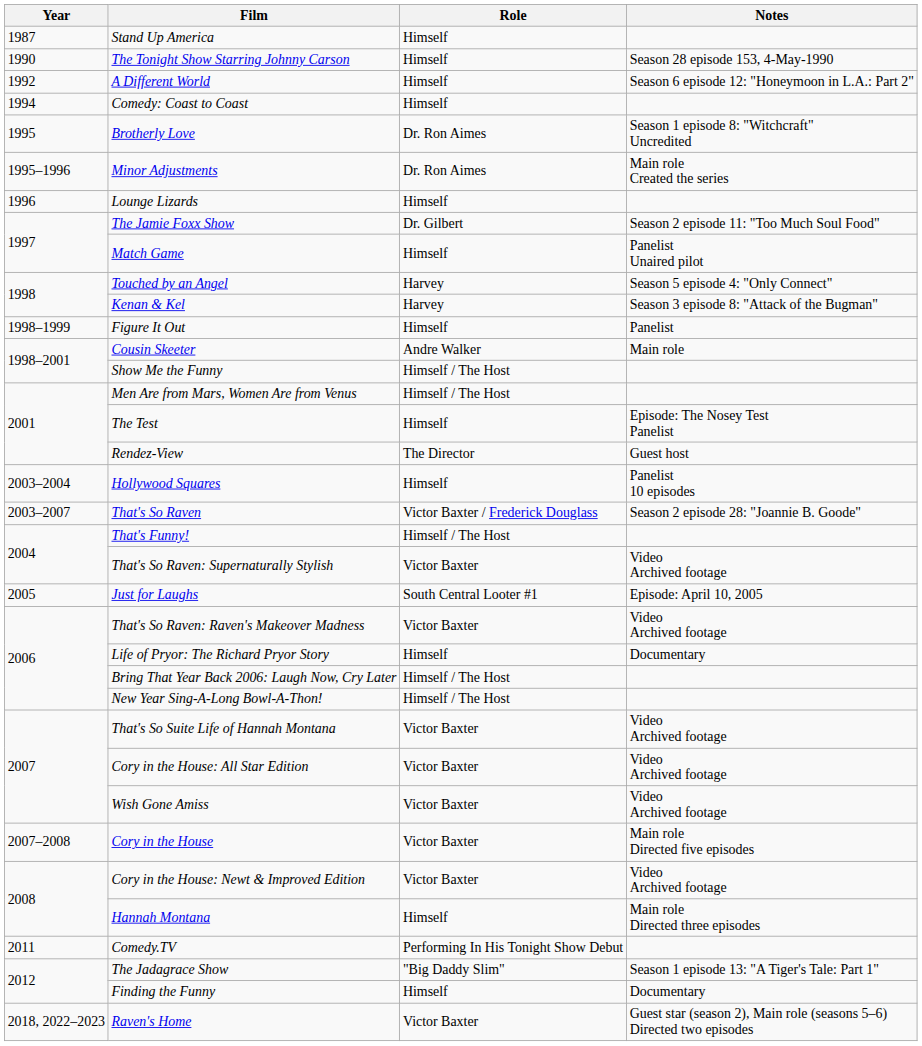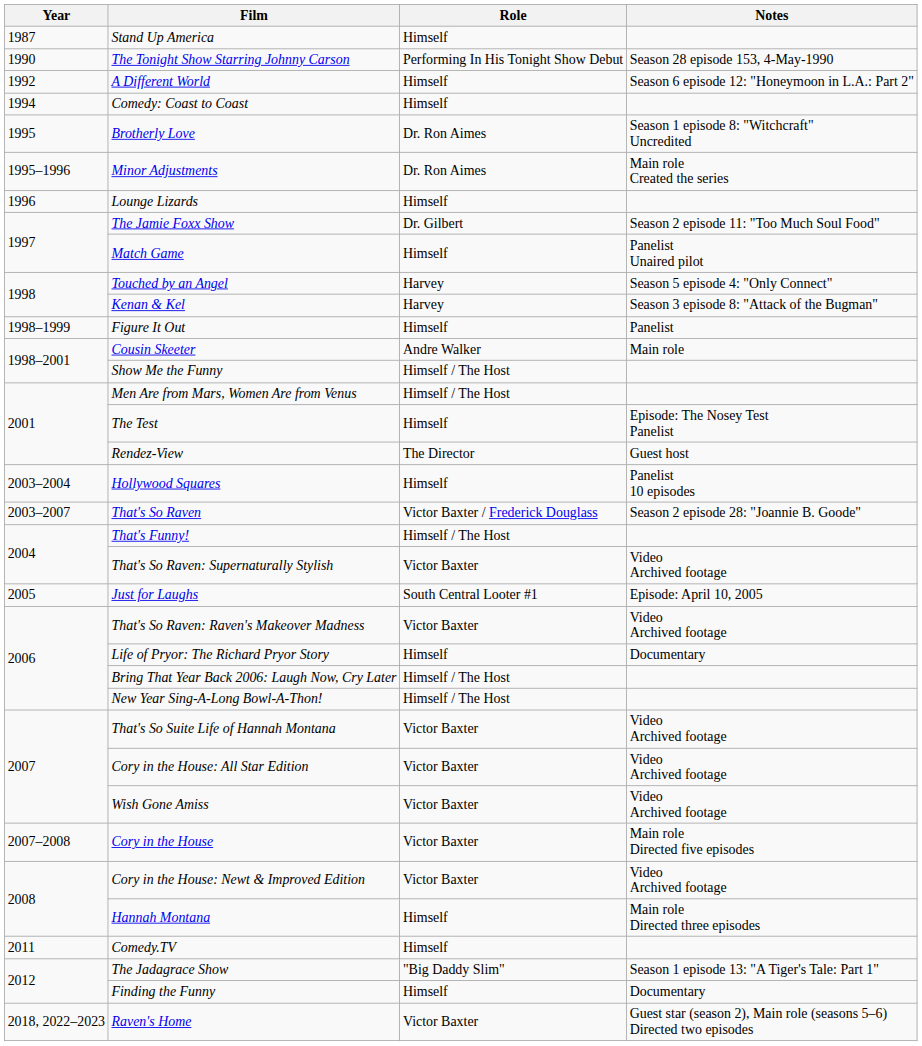(425, 59) Himself -> (513, 59) Performing In His Tonight Show Debut
(513, 947) Performing In His Tonight Show Debut -> (425, 947) Himself
